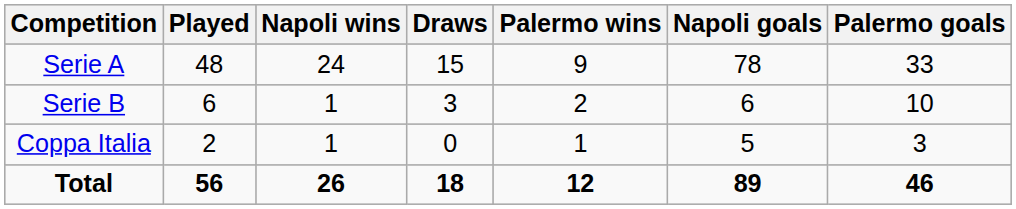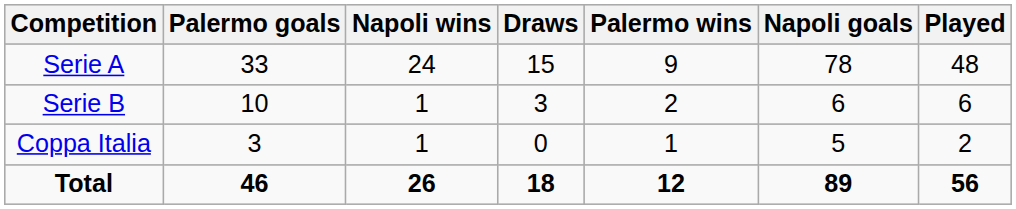columns swapped: (209, 24) <-> (920, 24)
